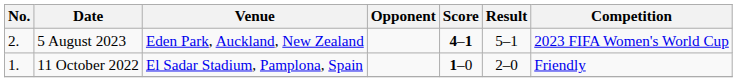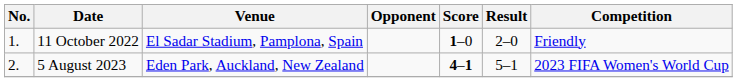rows swapped: (88, 64) <-> (82, 40)
